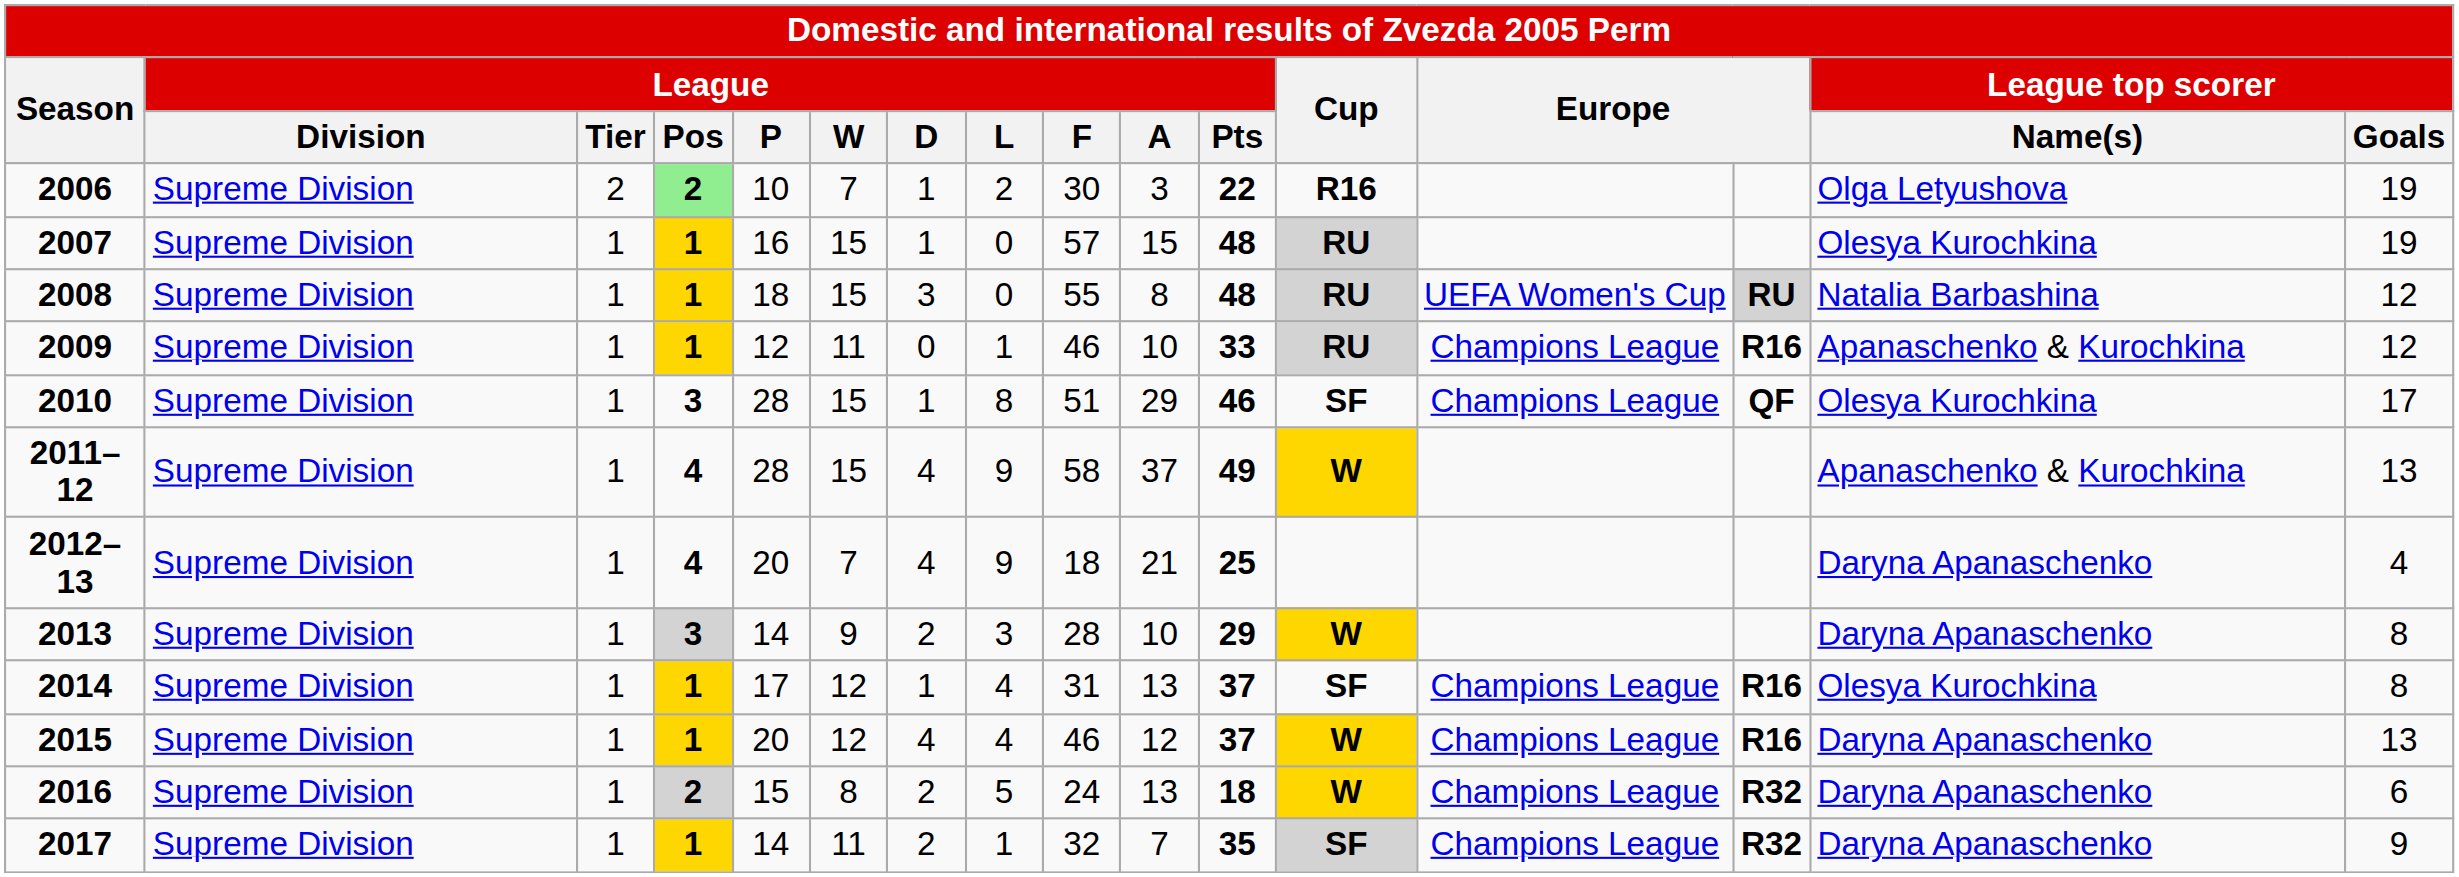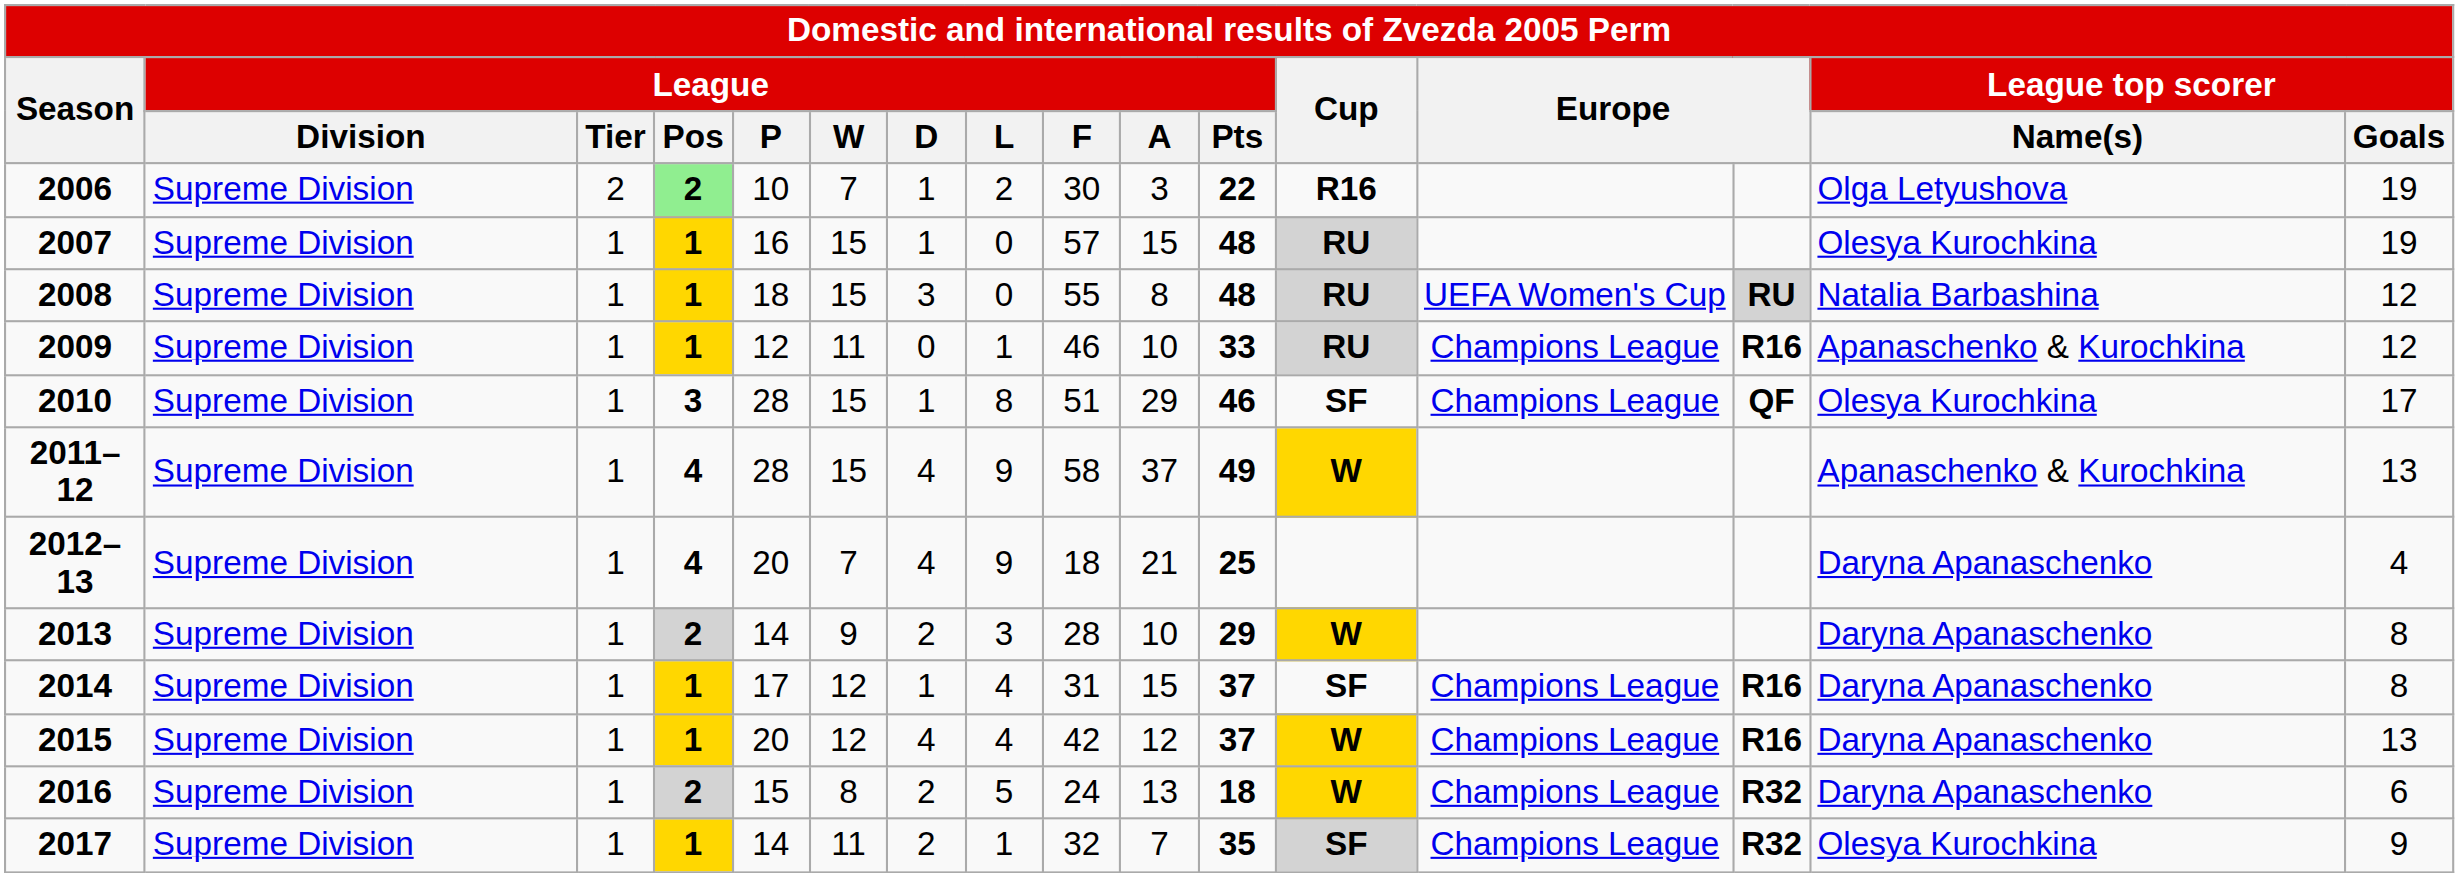(693, 633) 3 -> (693, 633) 2
(1160, 686) 13 -> (1160, 686) 15
(1957, 686) Olesya Kurochkina -> (1985, 686) Daryna Apanaschenko
(1082, 739) 46 -> (1082, 739) 42
(1985, 844) Daryna Apanaschenko -> (1957, 844) Olesya Kurochkina
